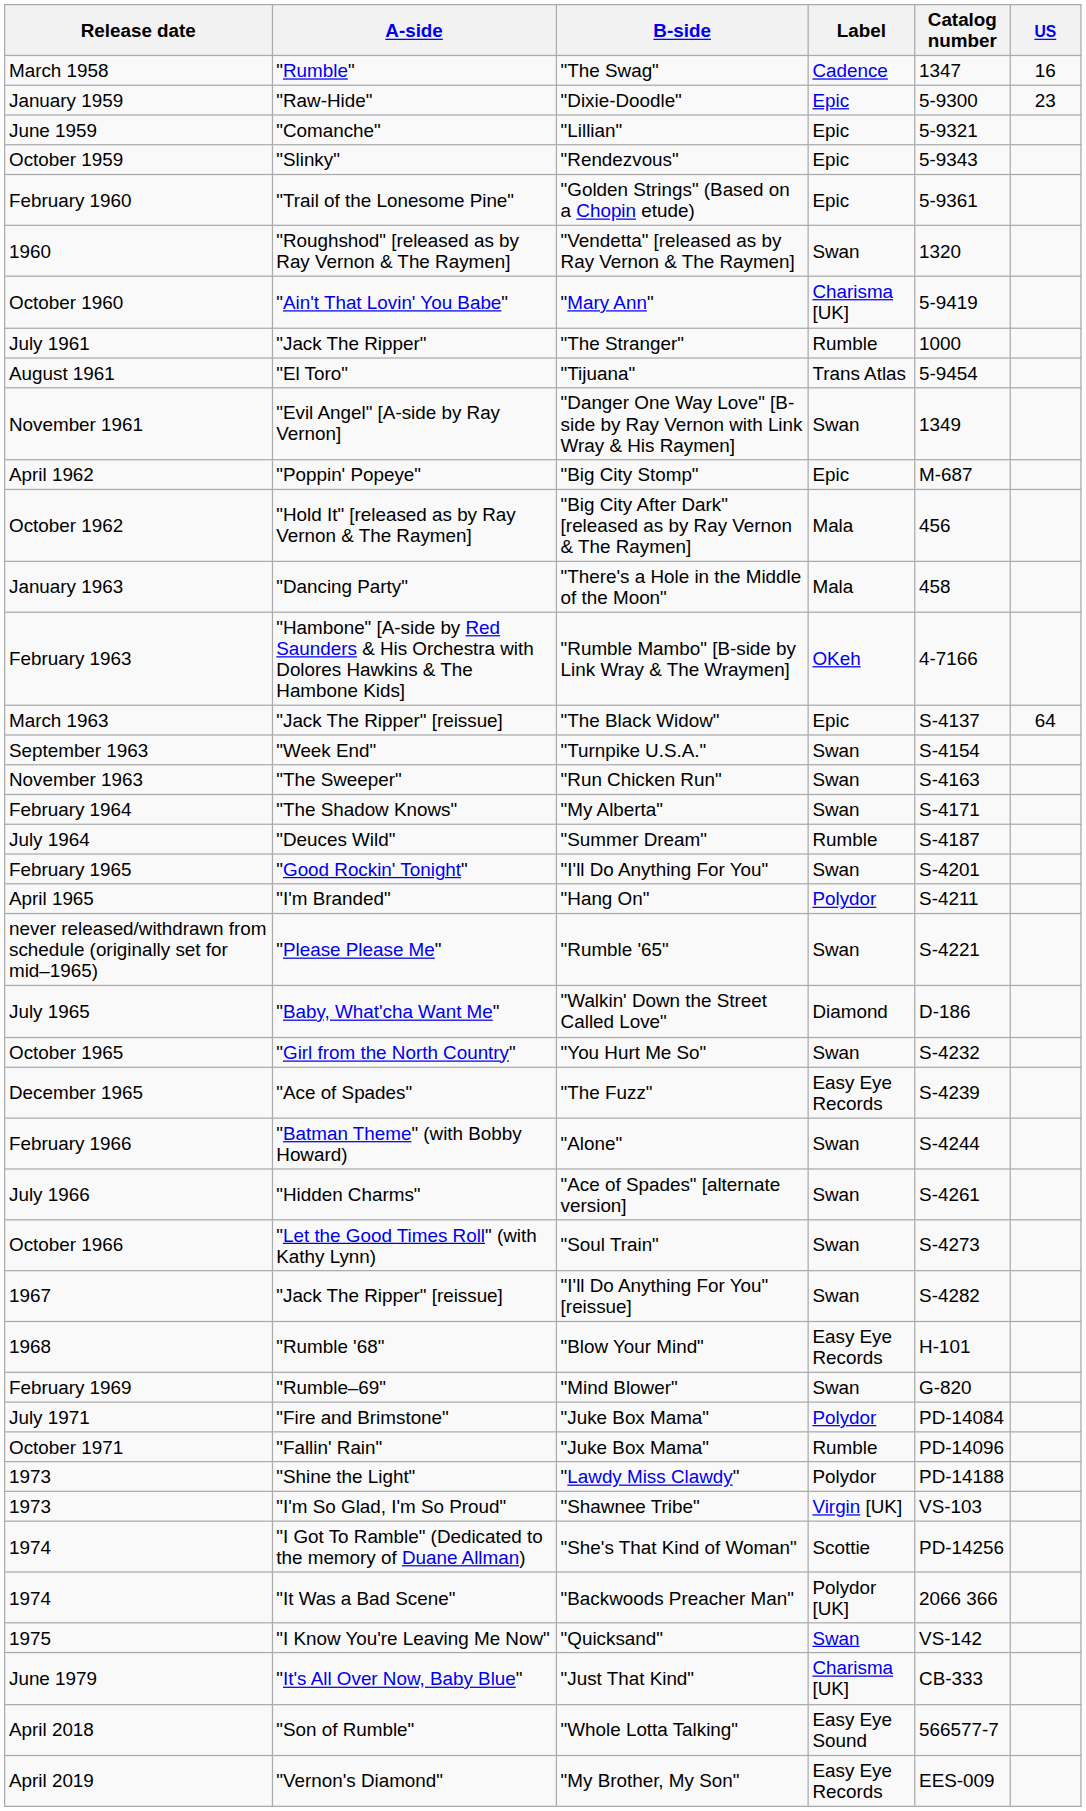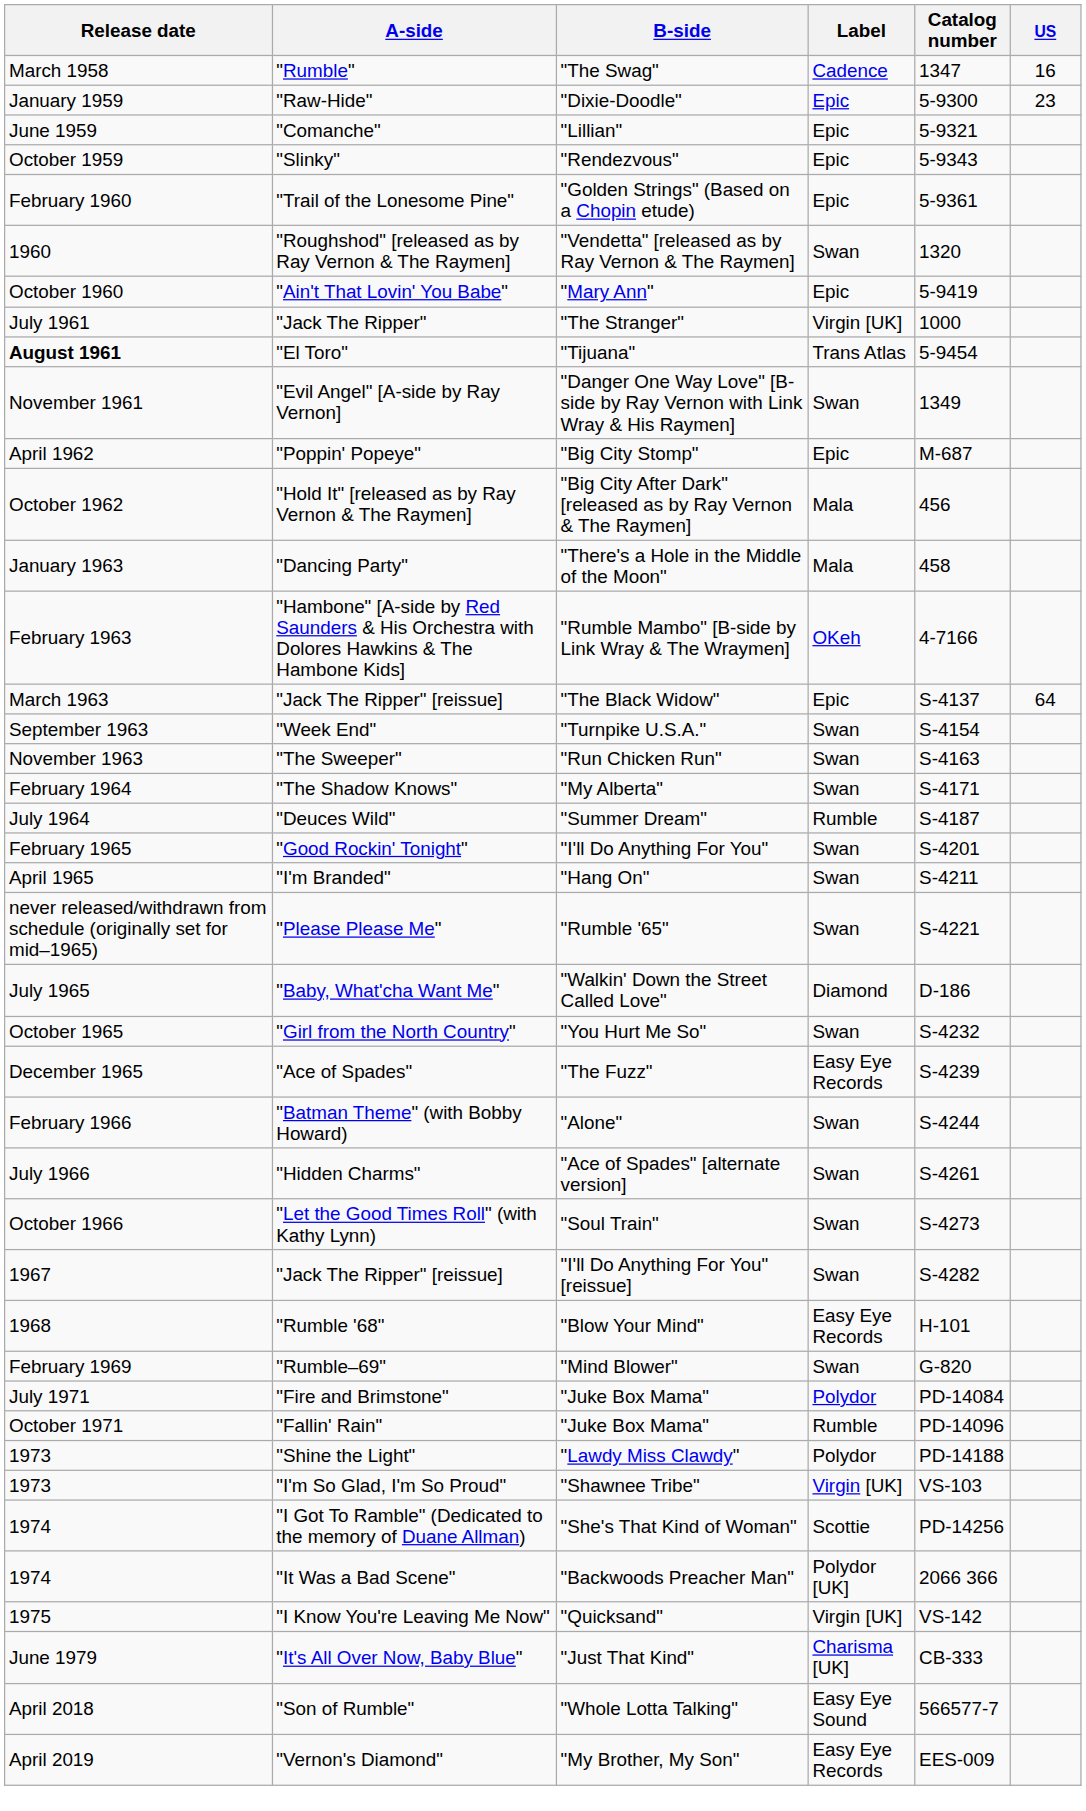(853, 302) Charisma [UK] -> (831, 292) Epic
(845, 343) Rumble -> (857, 322) Virgin [UK]
(62, 373) normal -> (65, 352) bold
(844, 899) Polydor -> (836, 878) Swan
(836, 1638) Swan -> (857, 1617) Virgin [UK]
